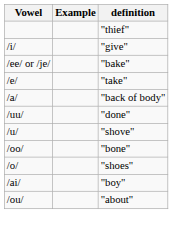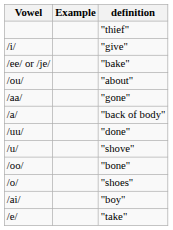rows swapped: (12, 81) <-> (15, 200)
+ row: (15, 98)
